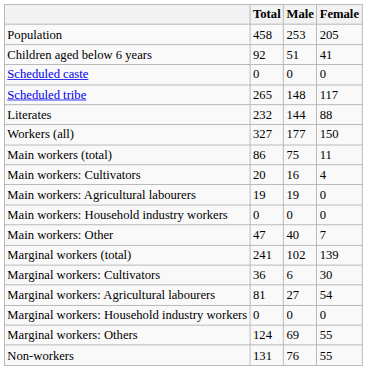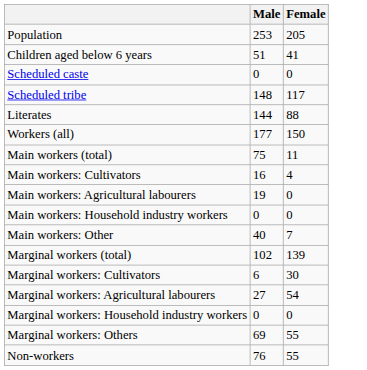- column: (267, 14)
